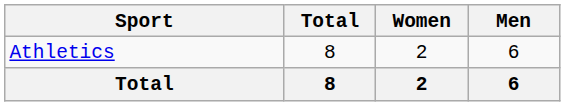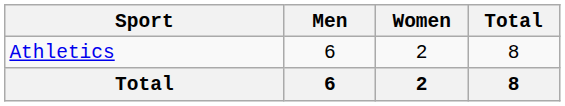columns swapped: (513, 21) <-> (330, 21)
